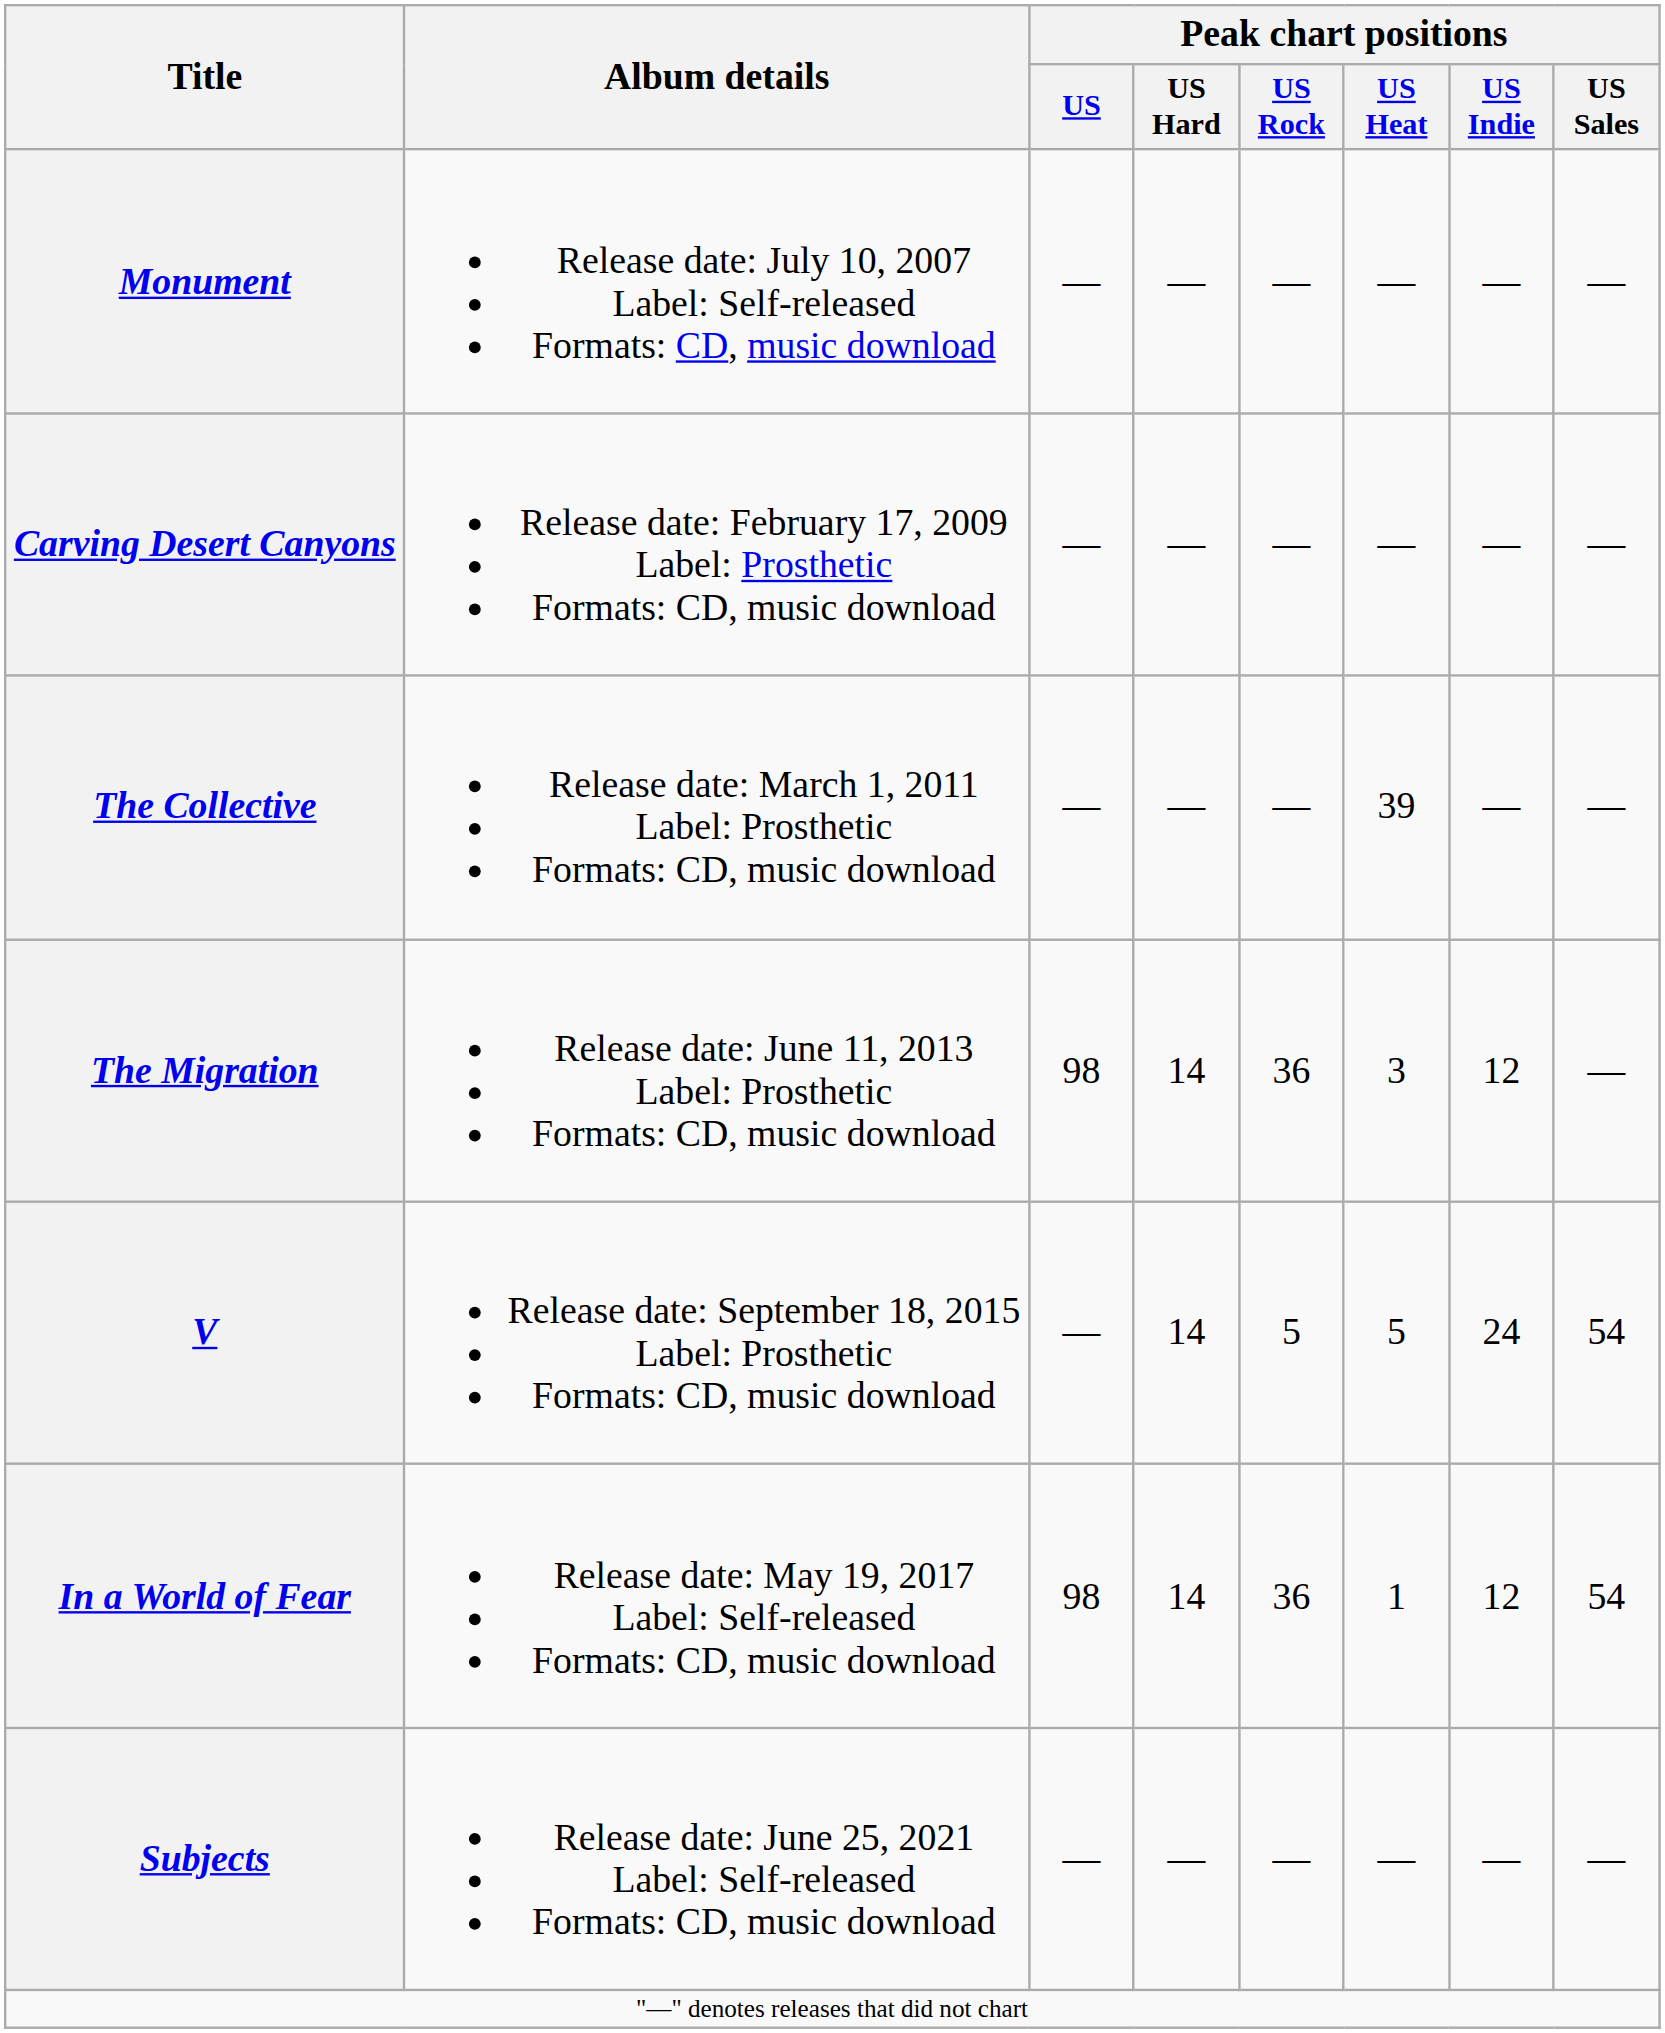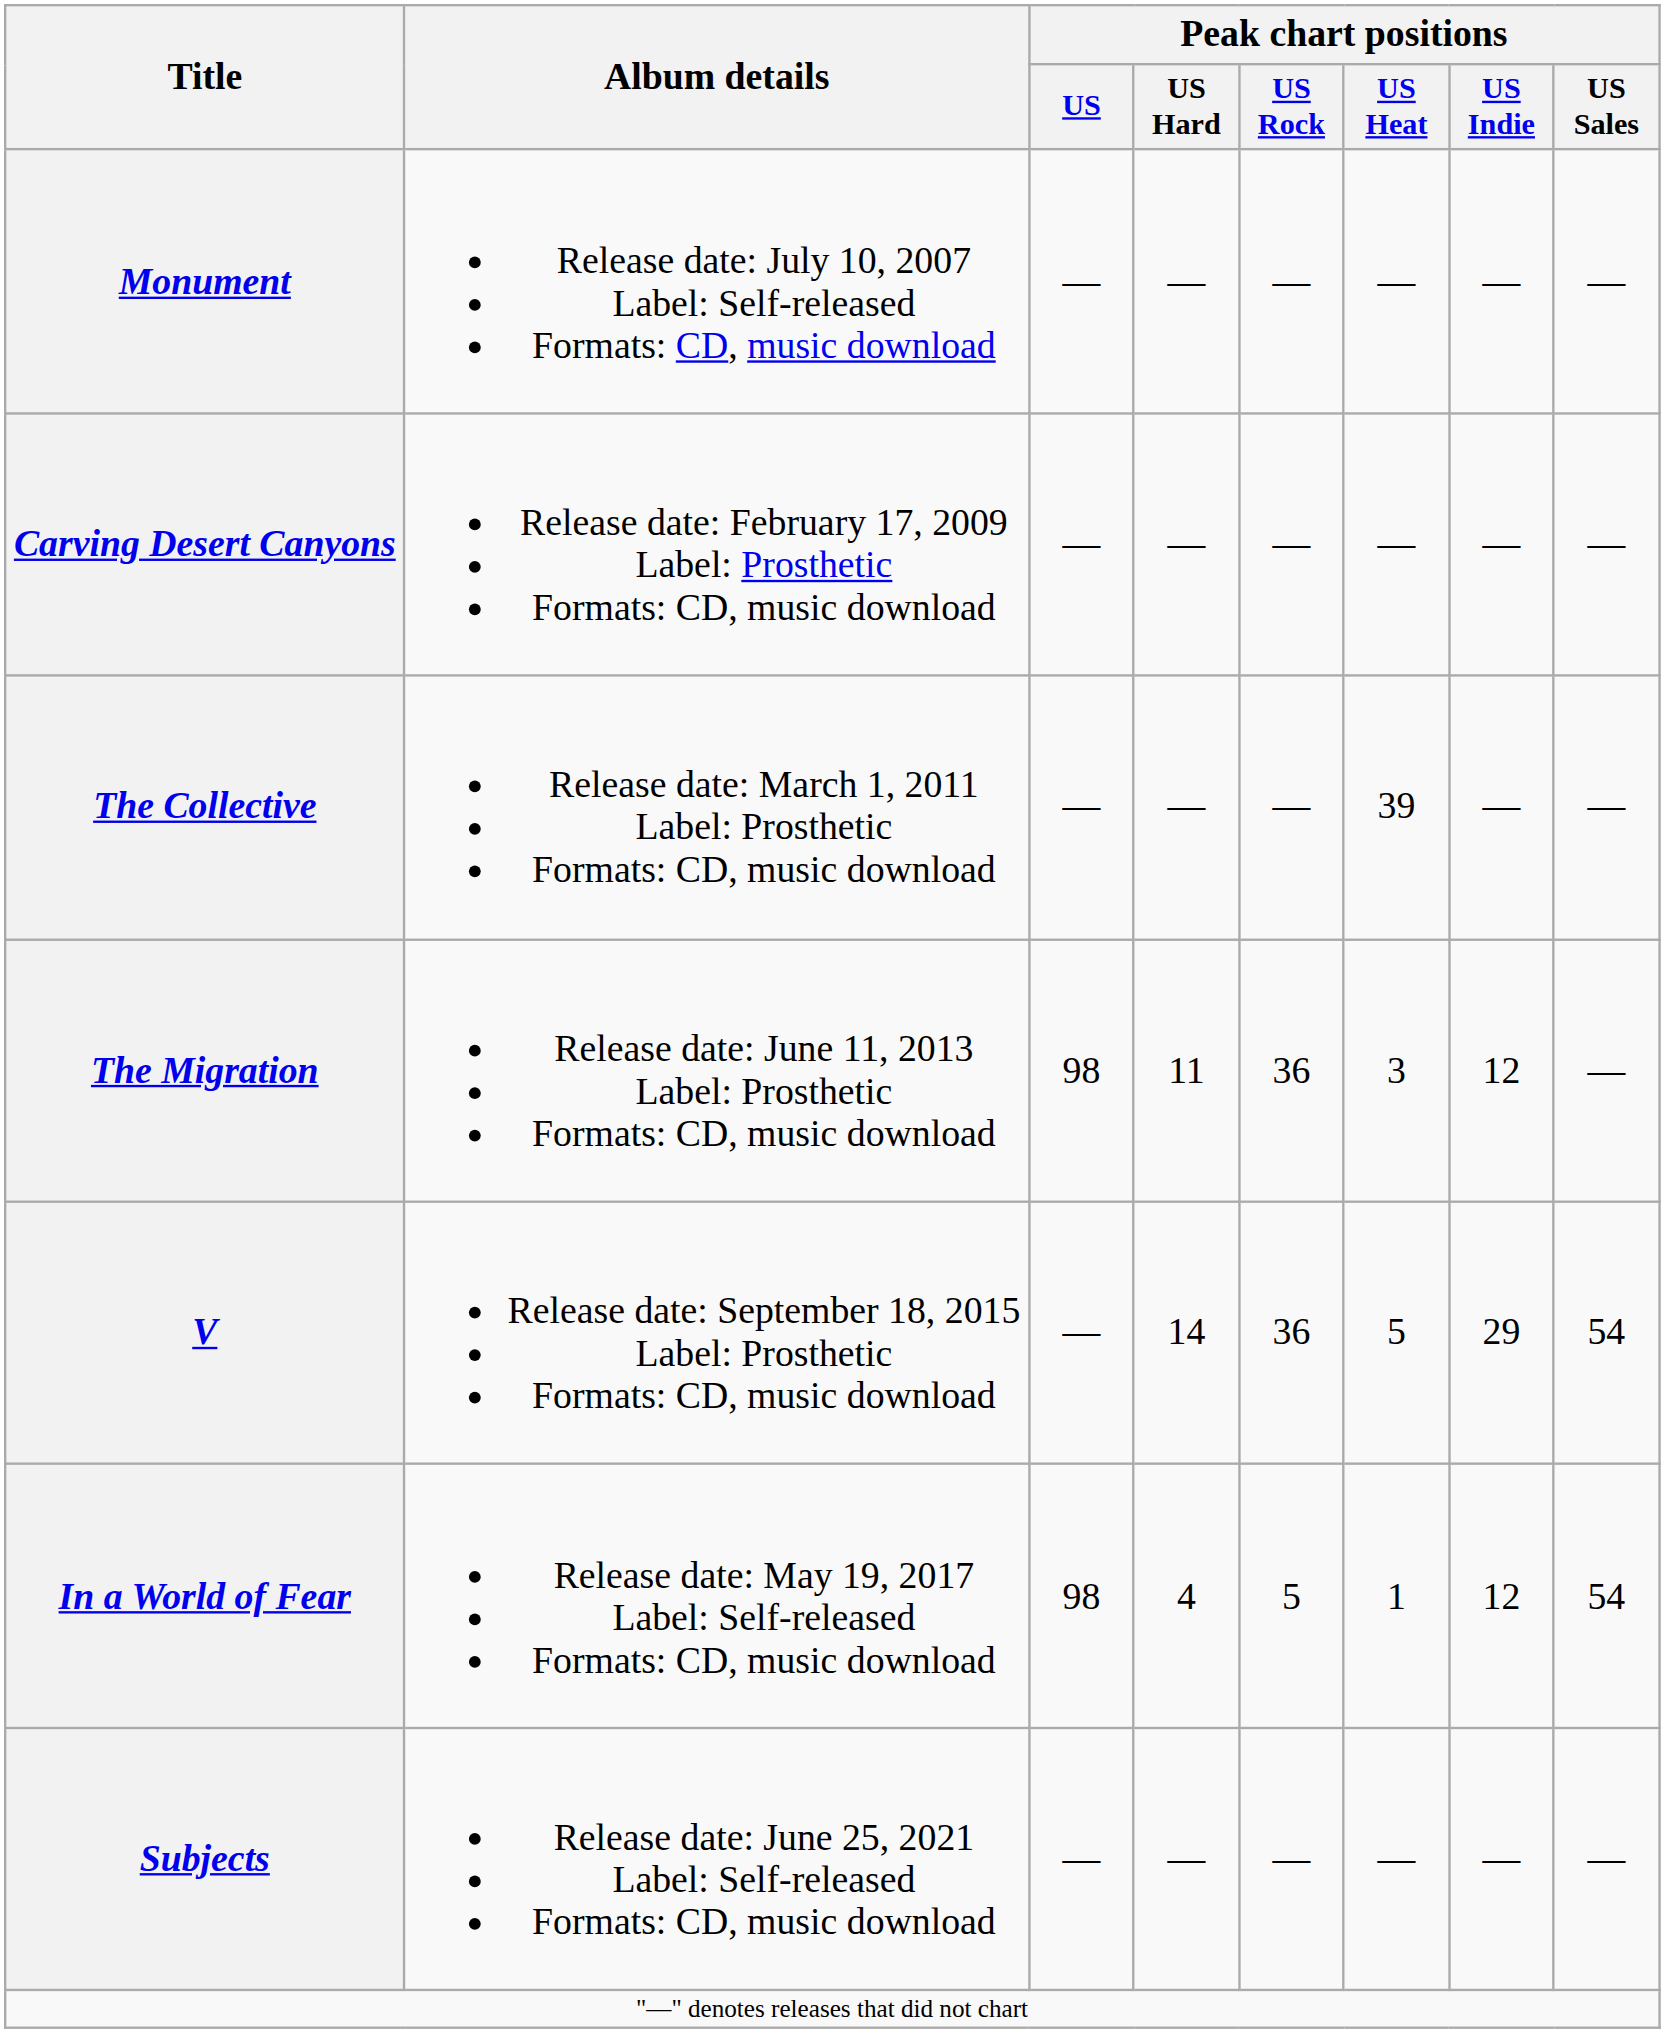(1186, 1069) 14 -> (1186, 1069) 11
(1291, 1332) 5 -> (1291, 1332) 36
(1501, 1332) 24 -> (1501, 1332) 29
(1186, 1595) 14 -> (1186, 1595) 4
(1291, 1595) 36 -> (1291, 1595) 5
